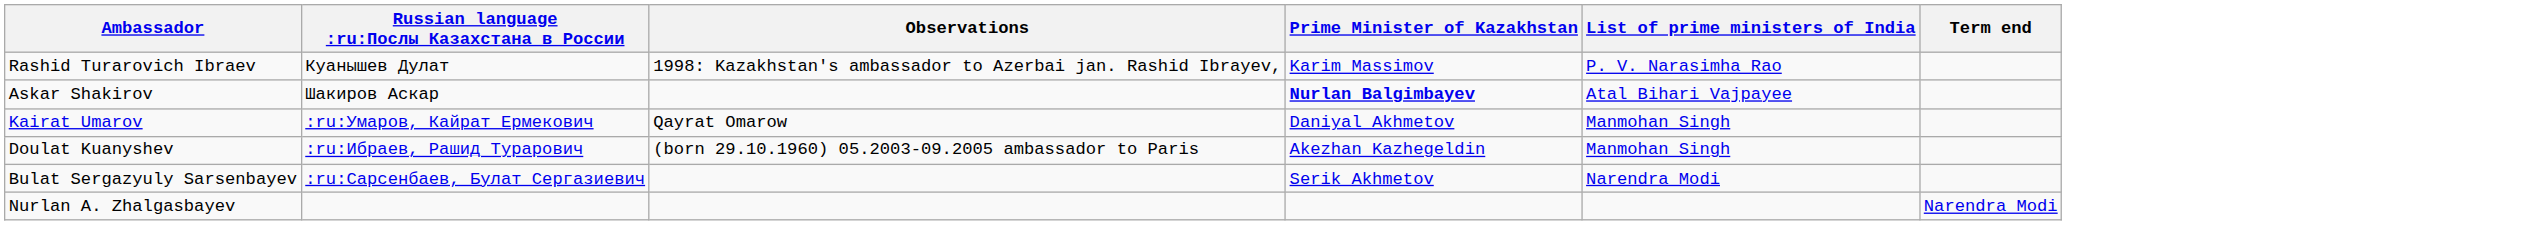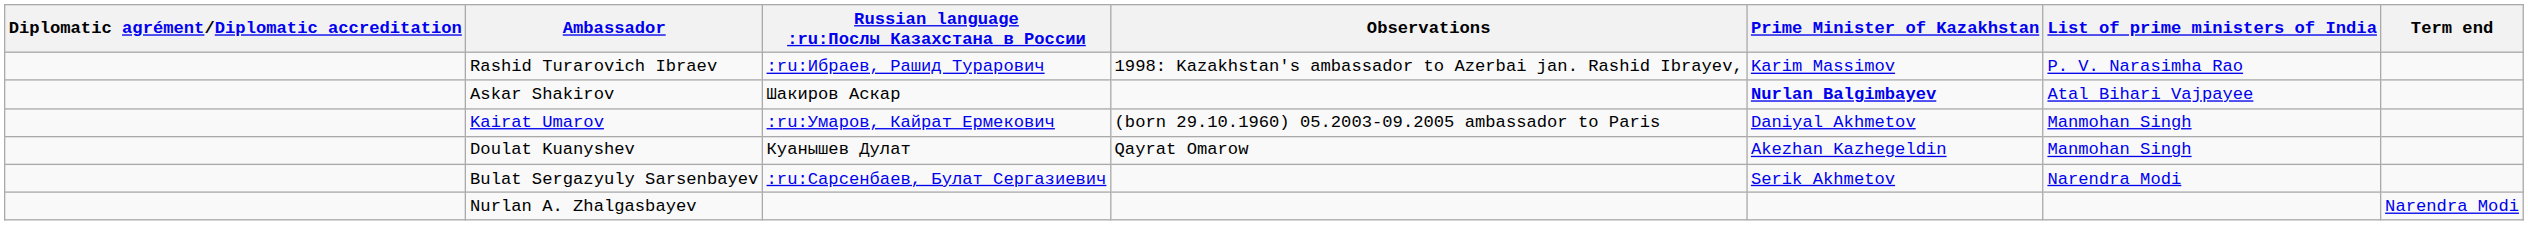+ column: (235, 29)
(377, 66) Куанышев Дулат -> (906, 66) :ru:Ибраев, Рашид Турарович
(720, 122) Qayrat Omarow -> (1387, 122) (born 29.10.1960) 05.2003-09.2005 ambassador to Paris
(444, 150) :ru:Ибраев, Рашид Турарович -> (839, 150) Куанышев Дулат
(926, 150) (born 29.10.1960) 05.2003-09.2005 ambassador to Paris -> (1182, 150) Qayrat Omarow
